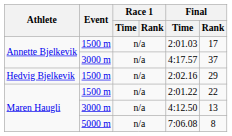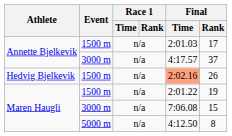(183, 76) no background -> (183, 76) lightsalmon background
(213, 76) 29 -> (213, 76) 26
(213, 92) 22 -> (213, 92) 19
(183, 108) 4:12.50 -> (183, 108) 7:06.08
(213, 108) 13 -> (213, 108) 15
(183, 124) 7:06.08 -> (183, 124) 4:12.50
